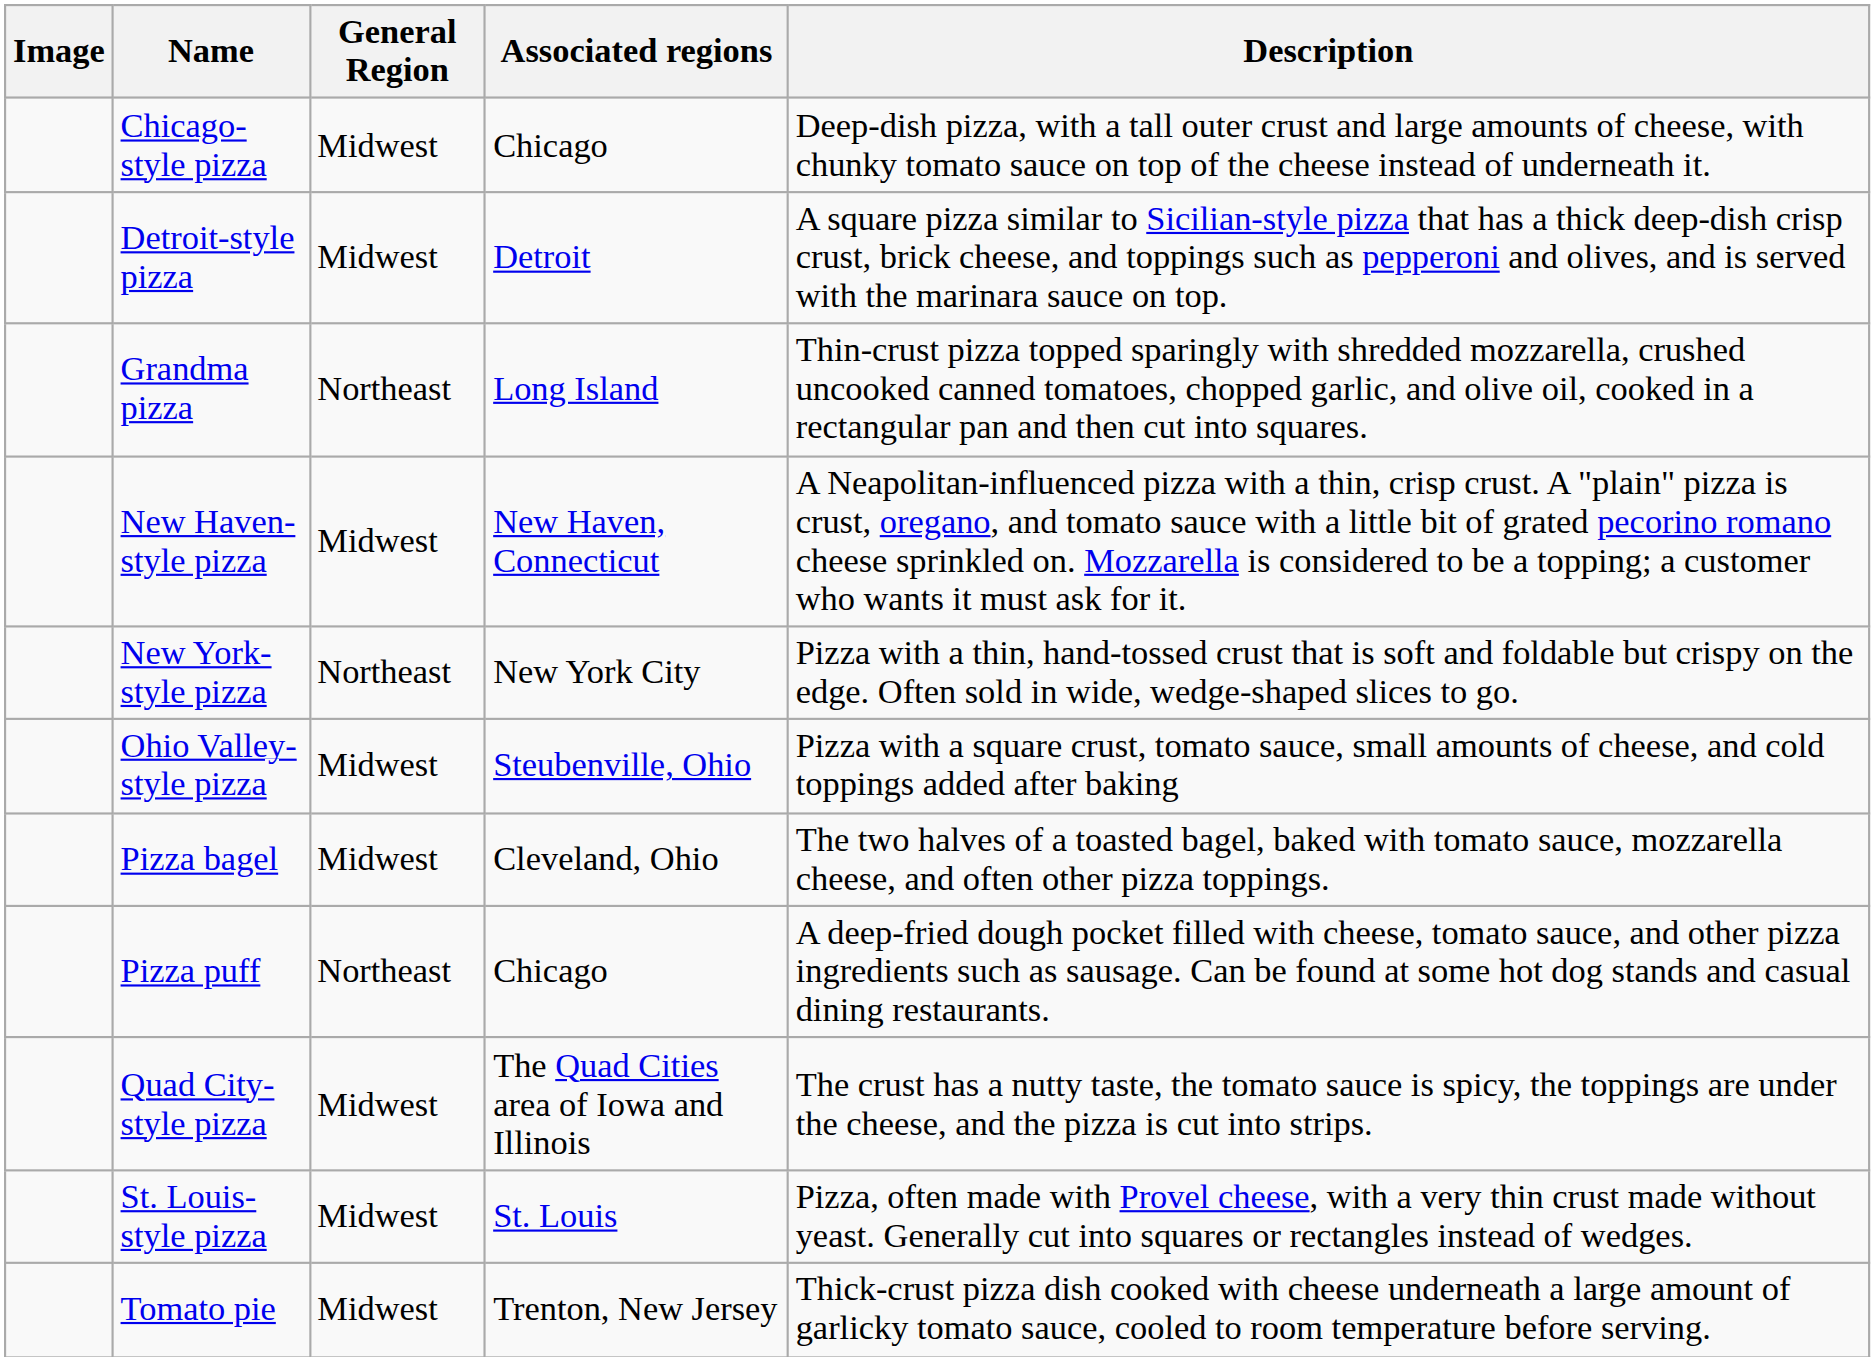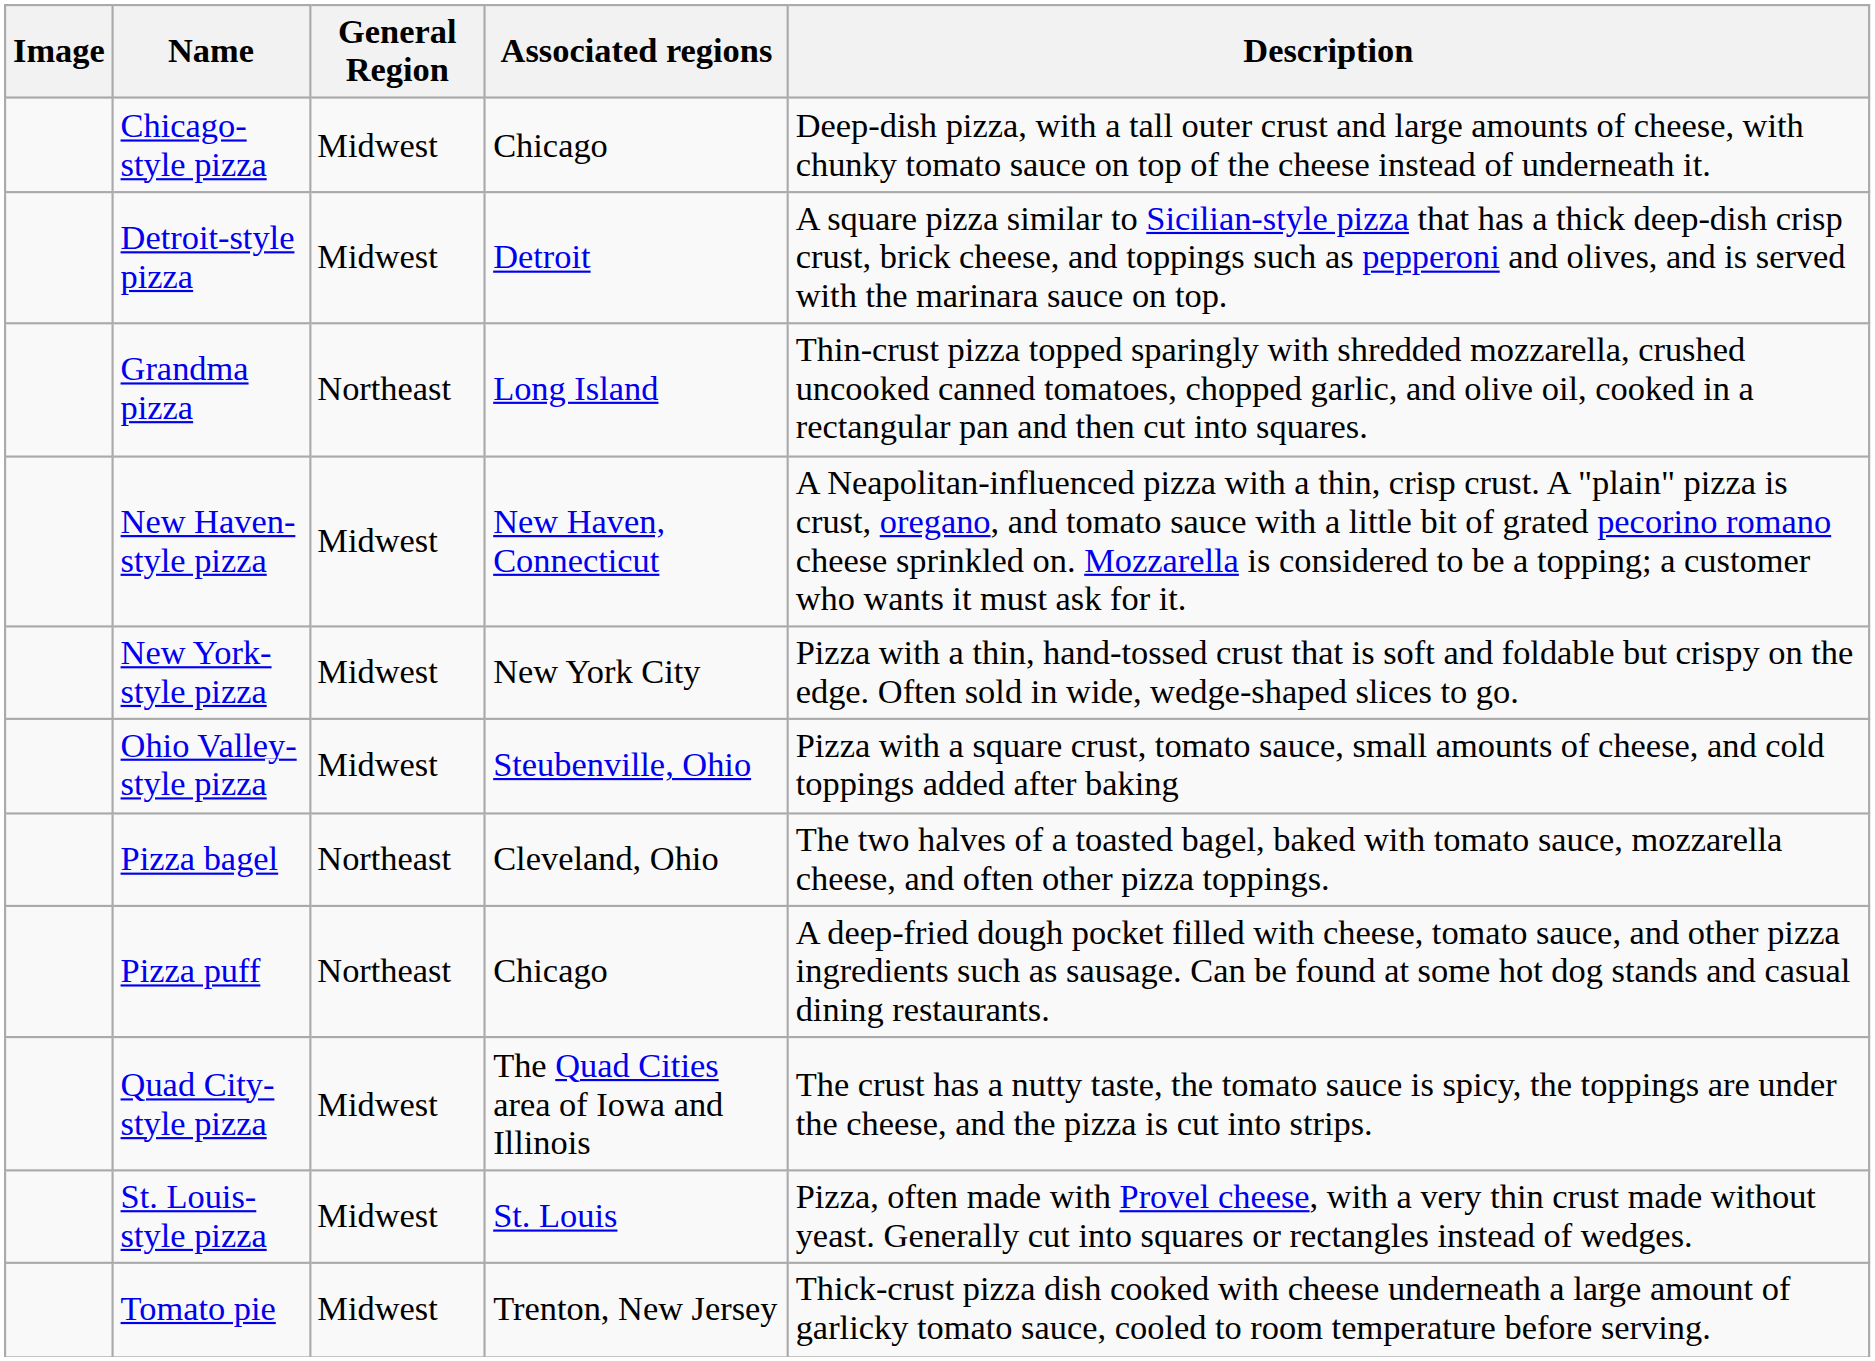(384, 672) Northeast -> (377, 672) Midwest
(377, 858) Midwest -> (384, 858) Northeast
